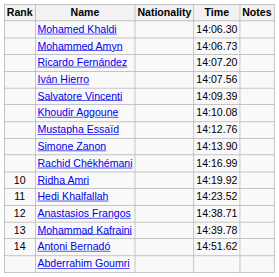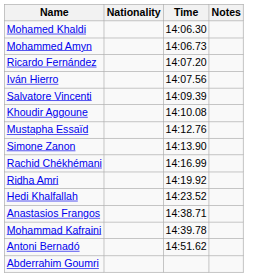- column: (20, 12)
